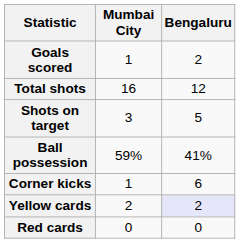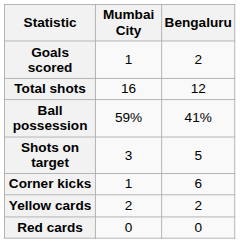rows swapped: (50, 118) <-> (50, 155)
(198, 205) lavender background -> (198, 205) no background
